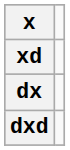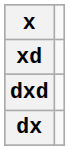rows swapped: (29, 92) <-> (29, 127)
